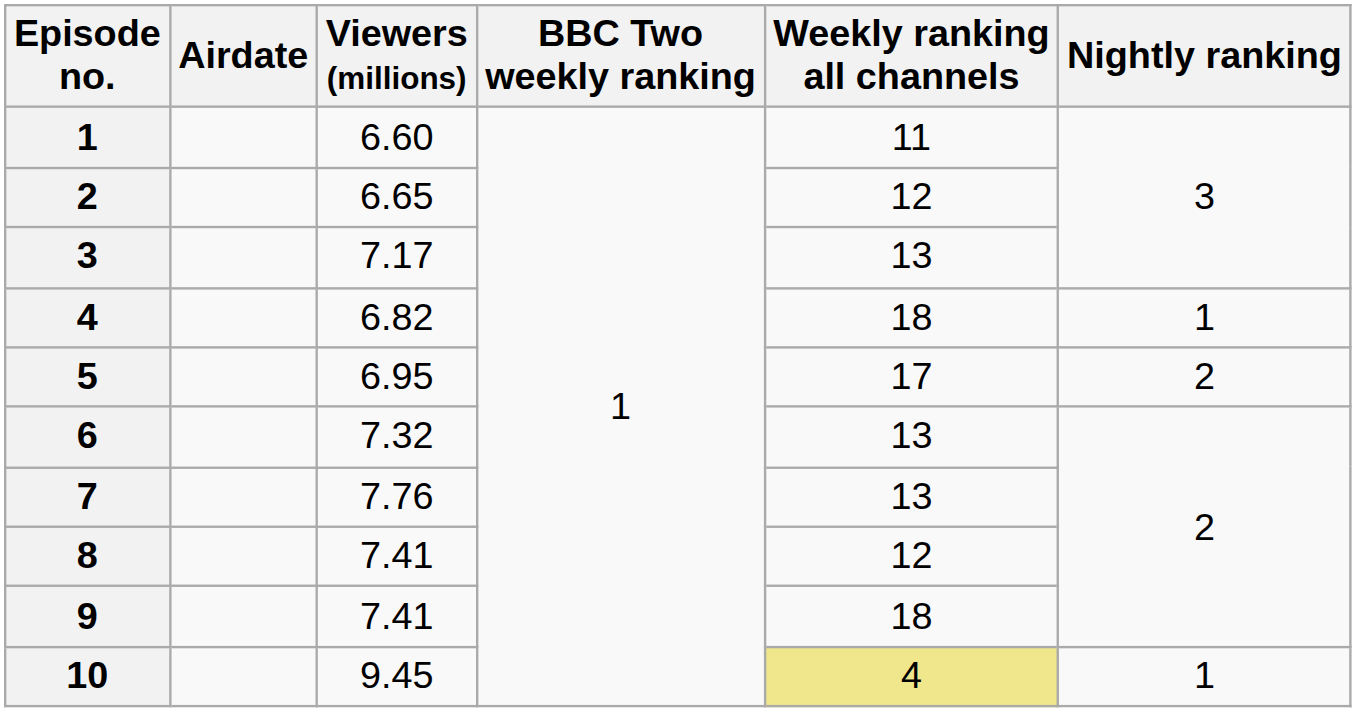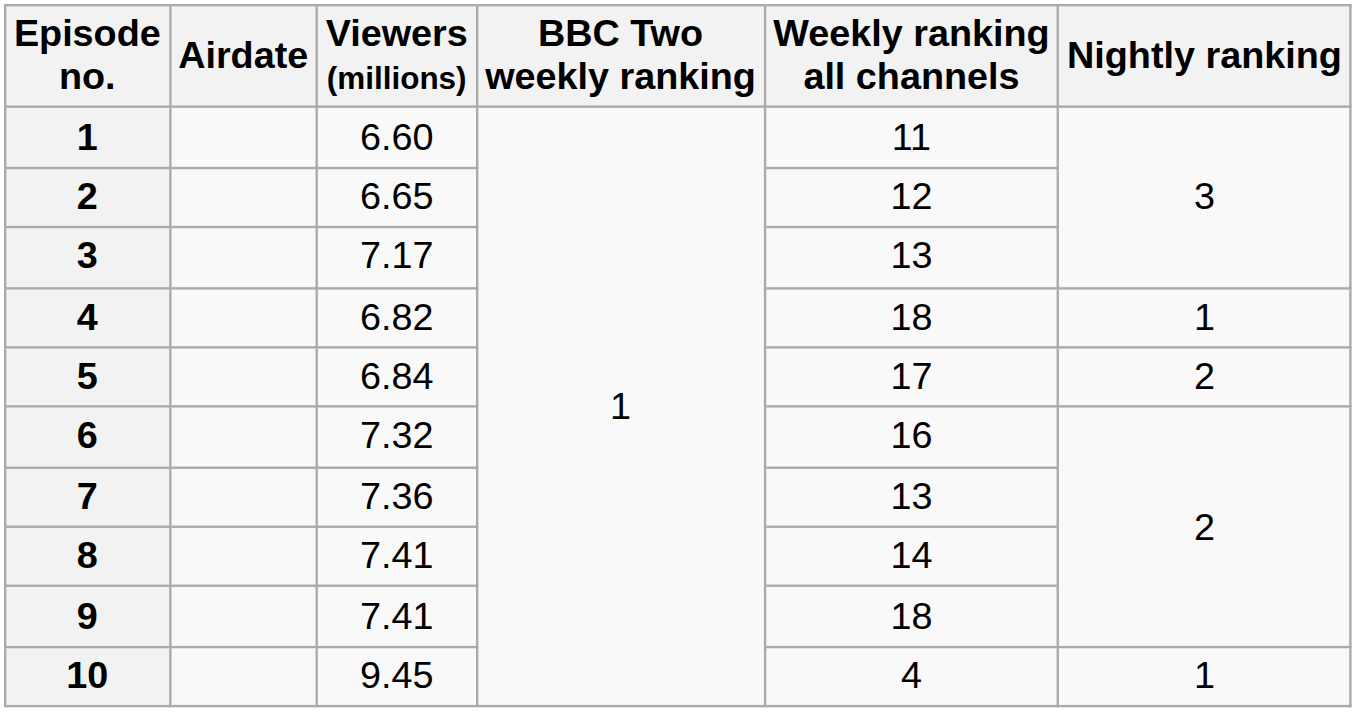(397, 376) 6.95 -> (397, 376) 6.84
(911, 436) 13 -> (911, 436) 16
(397, 496) 7.76 -> (397, 496) 7.36
(911, 556) 12 -> (911, 556) 14
(911, 675) khaki background -> (911, 675) no background
